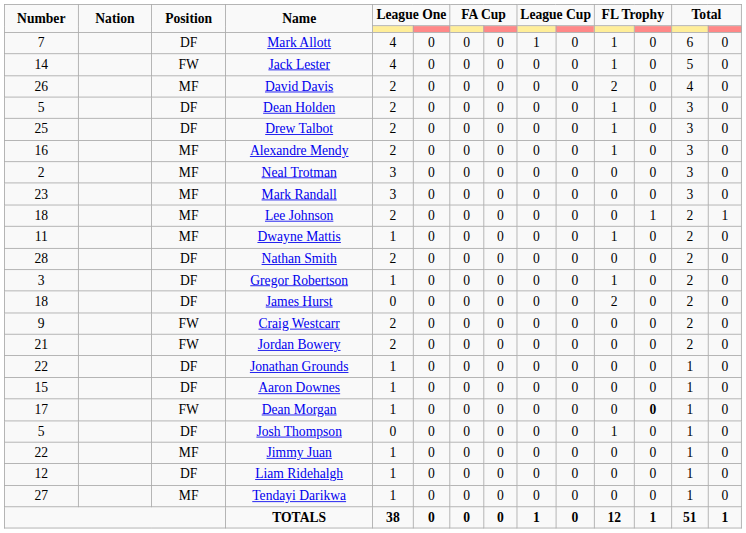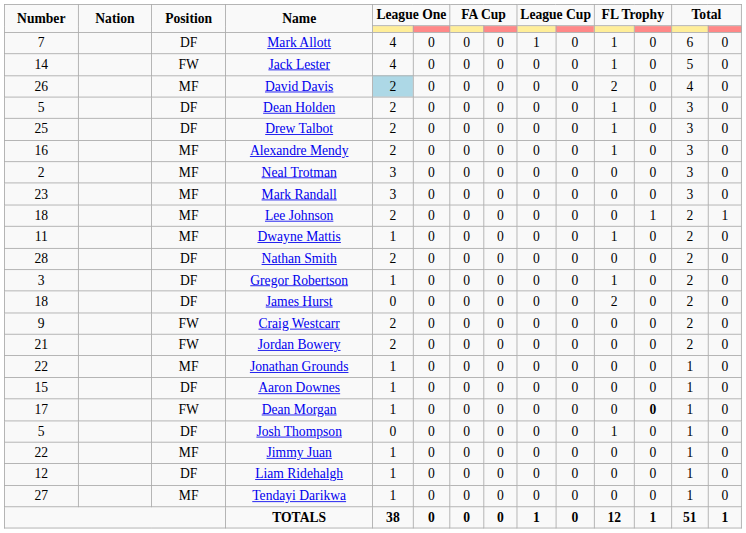(393, 86) no background -> (393, 86) lightblue background
(189, 366) DF -> (189, 366) MF
